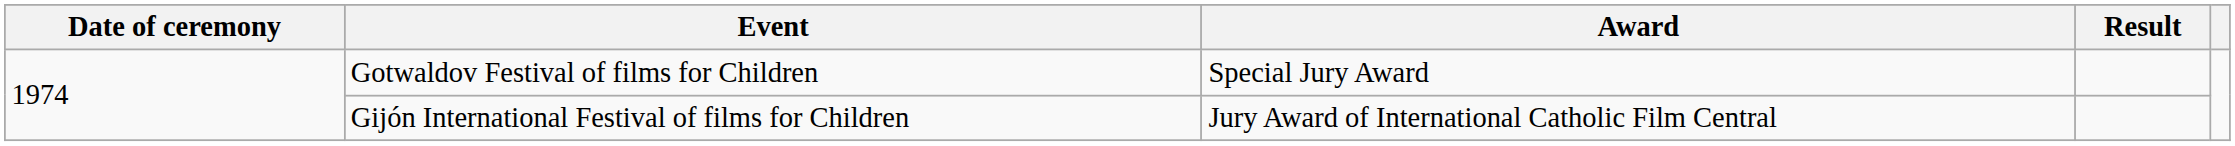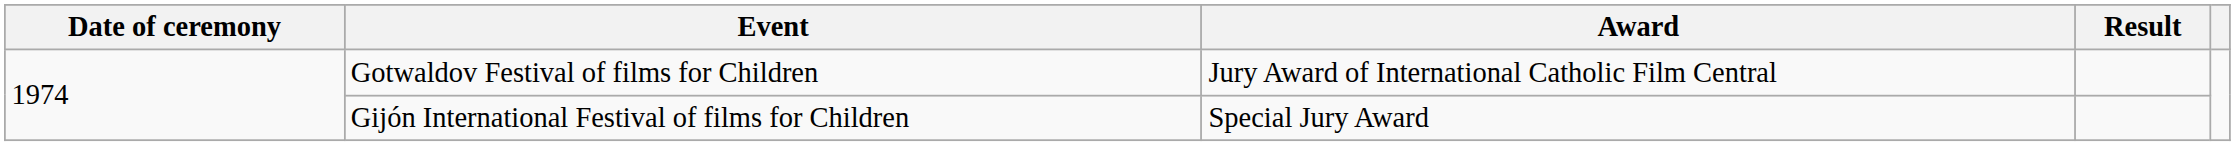(1319, 72) Special Jury Award -> (1493, 72) Jury Award of International Catholic Film Central
(1493, 117) Jury Award of International Catholic Film Central -> (1319, 117) Special Jury Award
